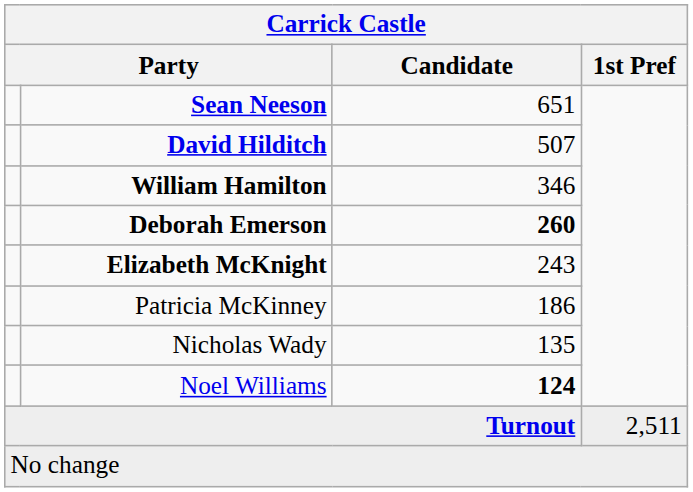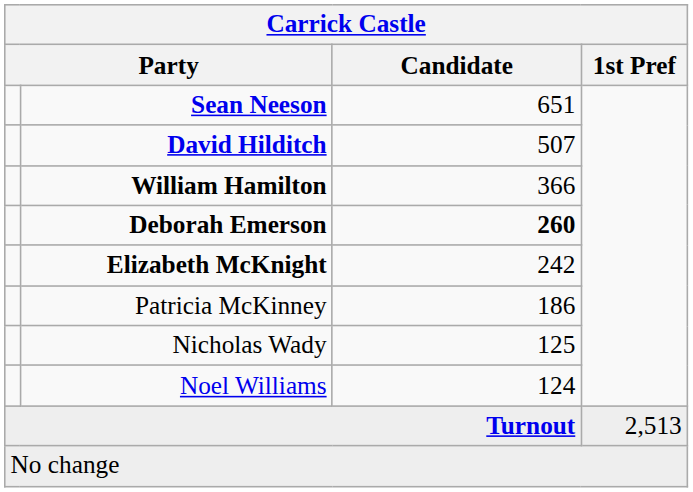(556, 184) 346 -> (556, 184) 366
(556, 265) 243 -> (556, 265) 242
(556, 345) 135 -> (556, 345) 125
(556, 385) bold -> (556, 385) normal
(654, 425) 2,511 -> (653, 425) 2,513
